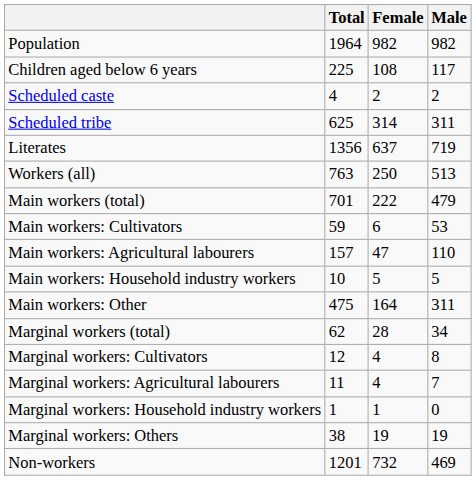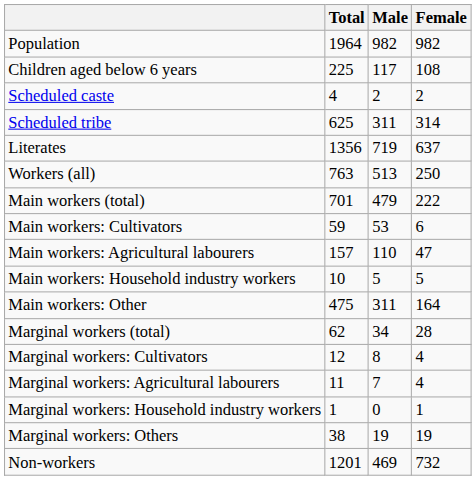columns swapped: (449, 17) <-> (398, 17)
